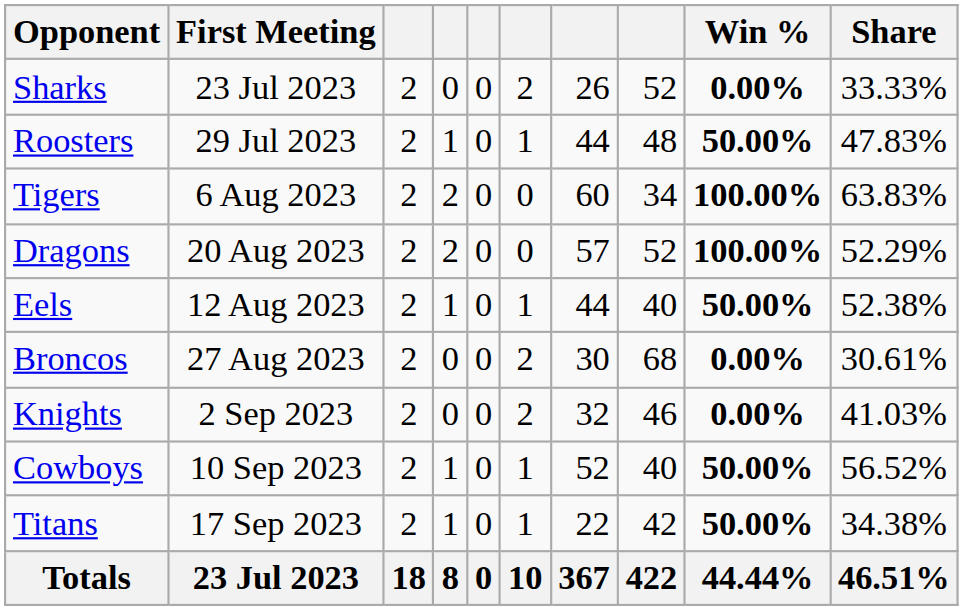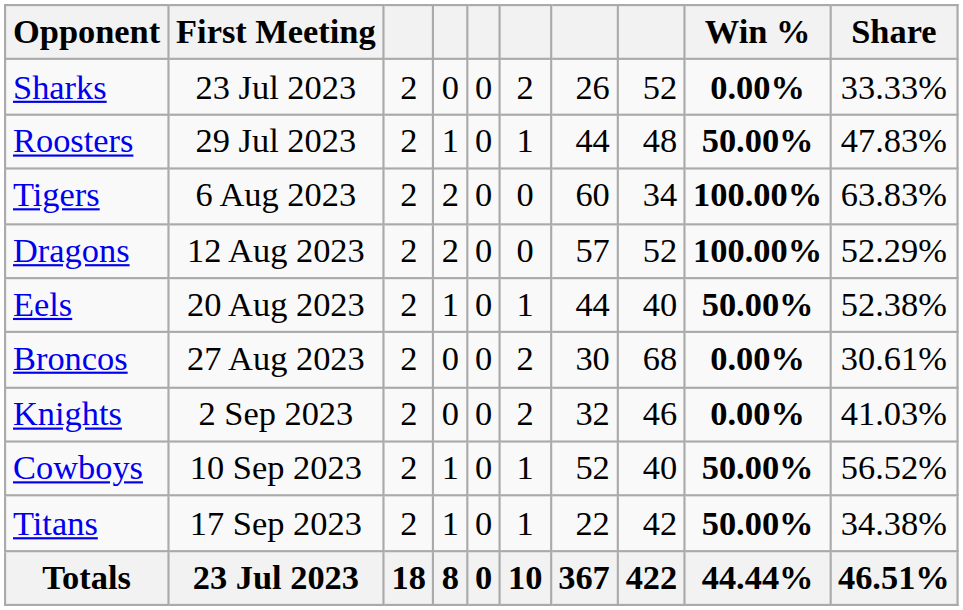(276, 250) 20 Aug 2023 -> (276, 250) 12 Aug 2023
(276, 304) 12 Aug 2023 -> (276, 304) 20 Aug 2023
